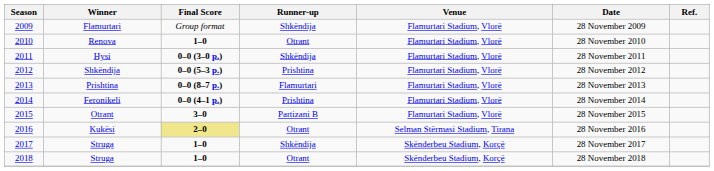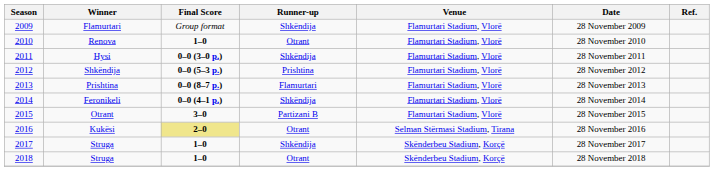(298, 100) Prishtina -> (298, 100) Shkëndija
